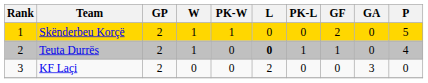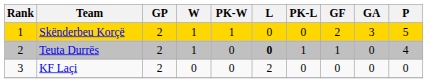(372, 31) 0 -> (372, 31) 3
(372, 68) 3 -> (372, 68) 0
